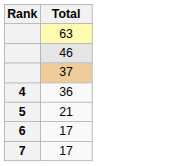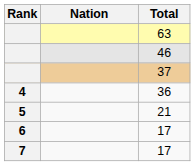+ column: (89, 14)
